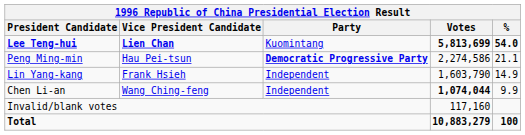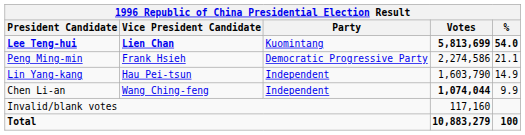(157, 59) Hau Pei-tsun -> (154, 59) Frank Hsieh
(347, 59) bold -> (347, 59) normal
(154, 75) Frank Hsieh -> (157, 75) Hau Pei-tsun
